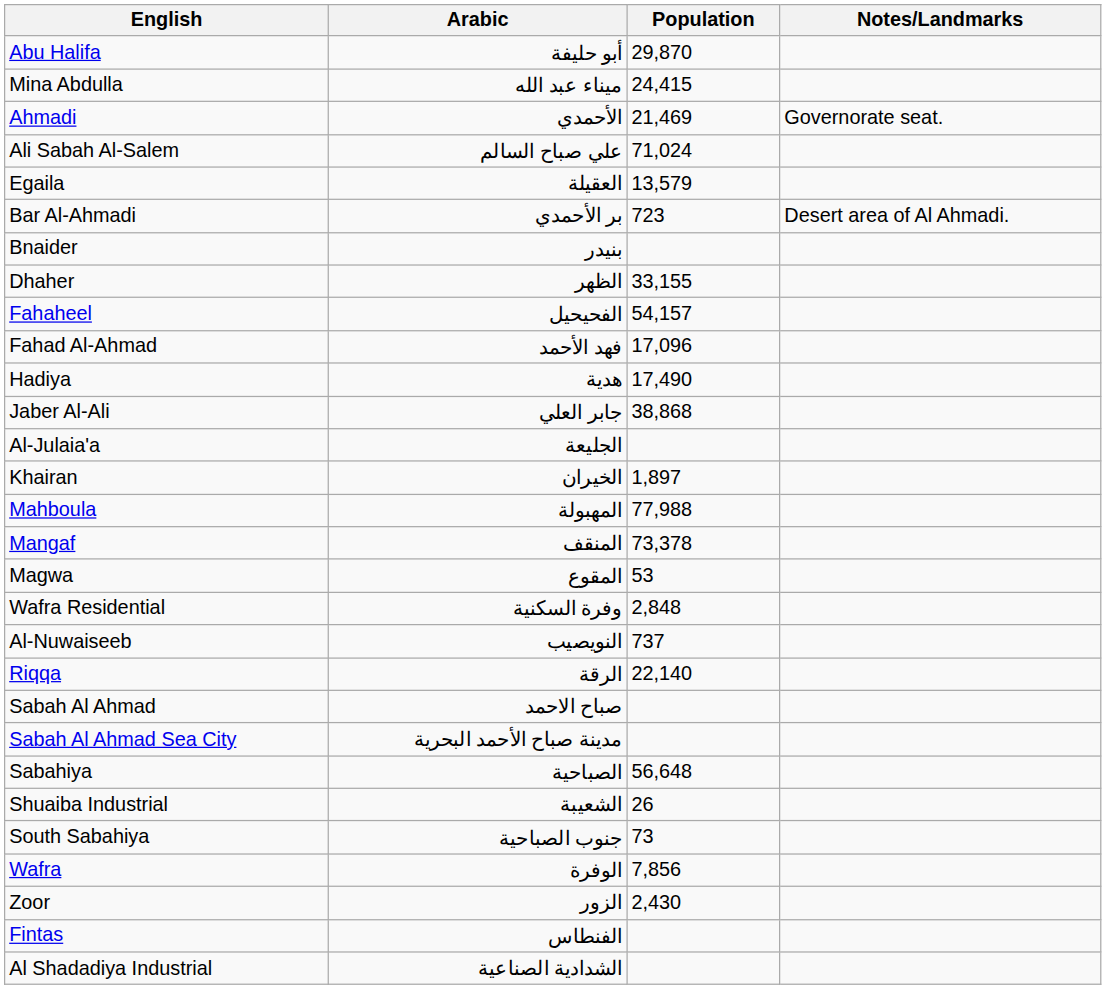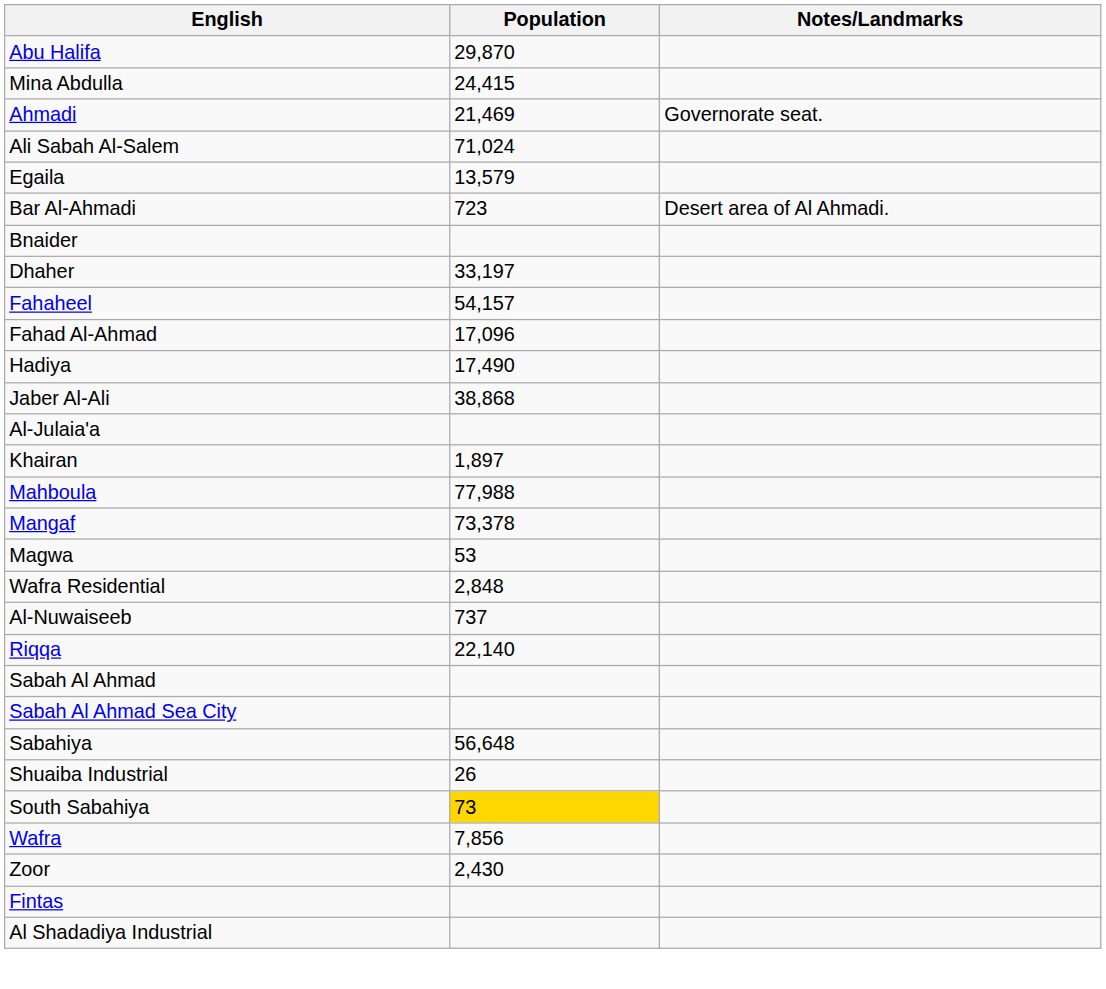- column: (478, 20)
(662, 281) 33,155 -> (484, 271) 33,197
(642, 837) no background -> (465, 806) gold background
